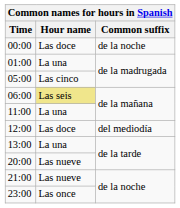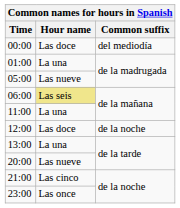(122, 46) de la noche -> (125, 46) del mediodía
(58, 79) Las cinco -> (60, 79) Las nueve
(125, 128) del mediodía -> (122, 128) de la noche
(60, 178) Las nueve -> (58, 178) Las cinco
